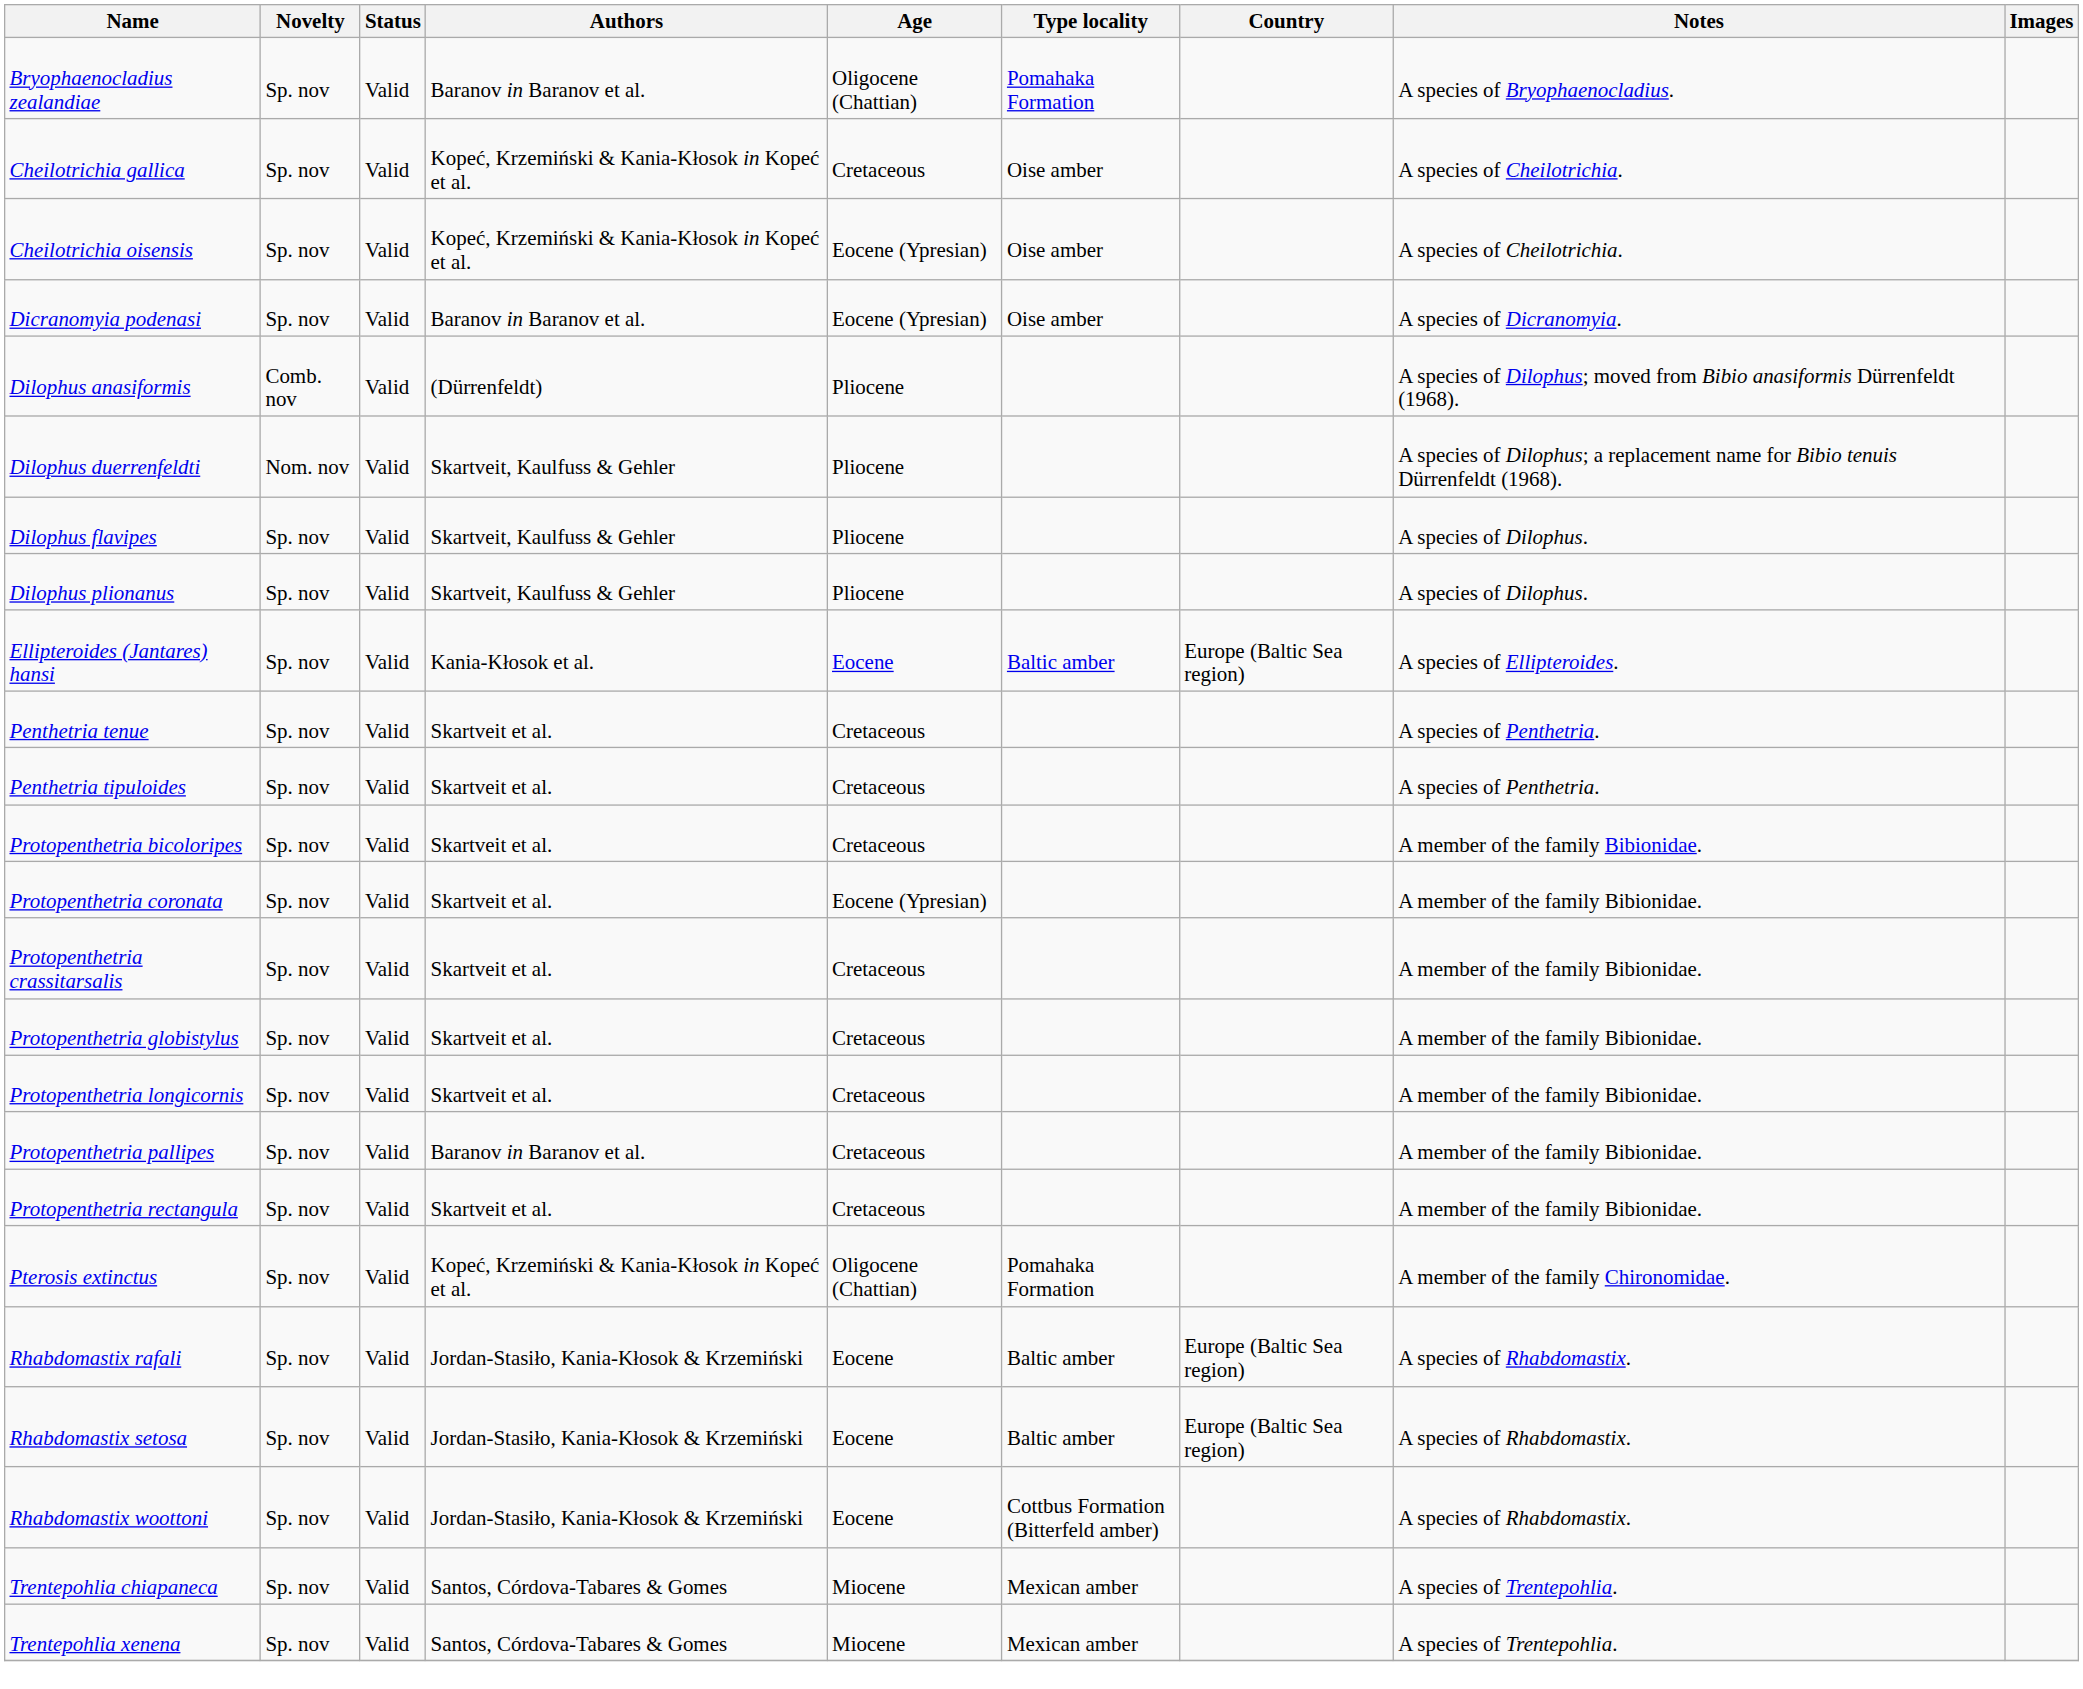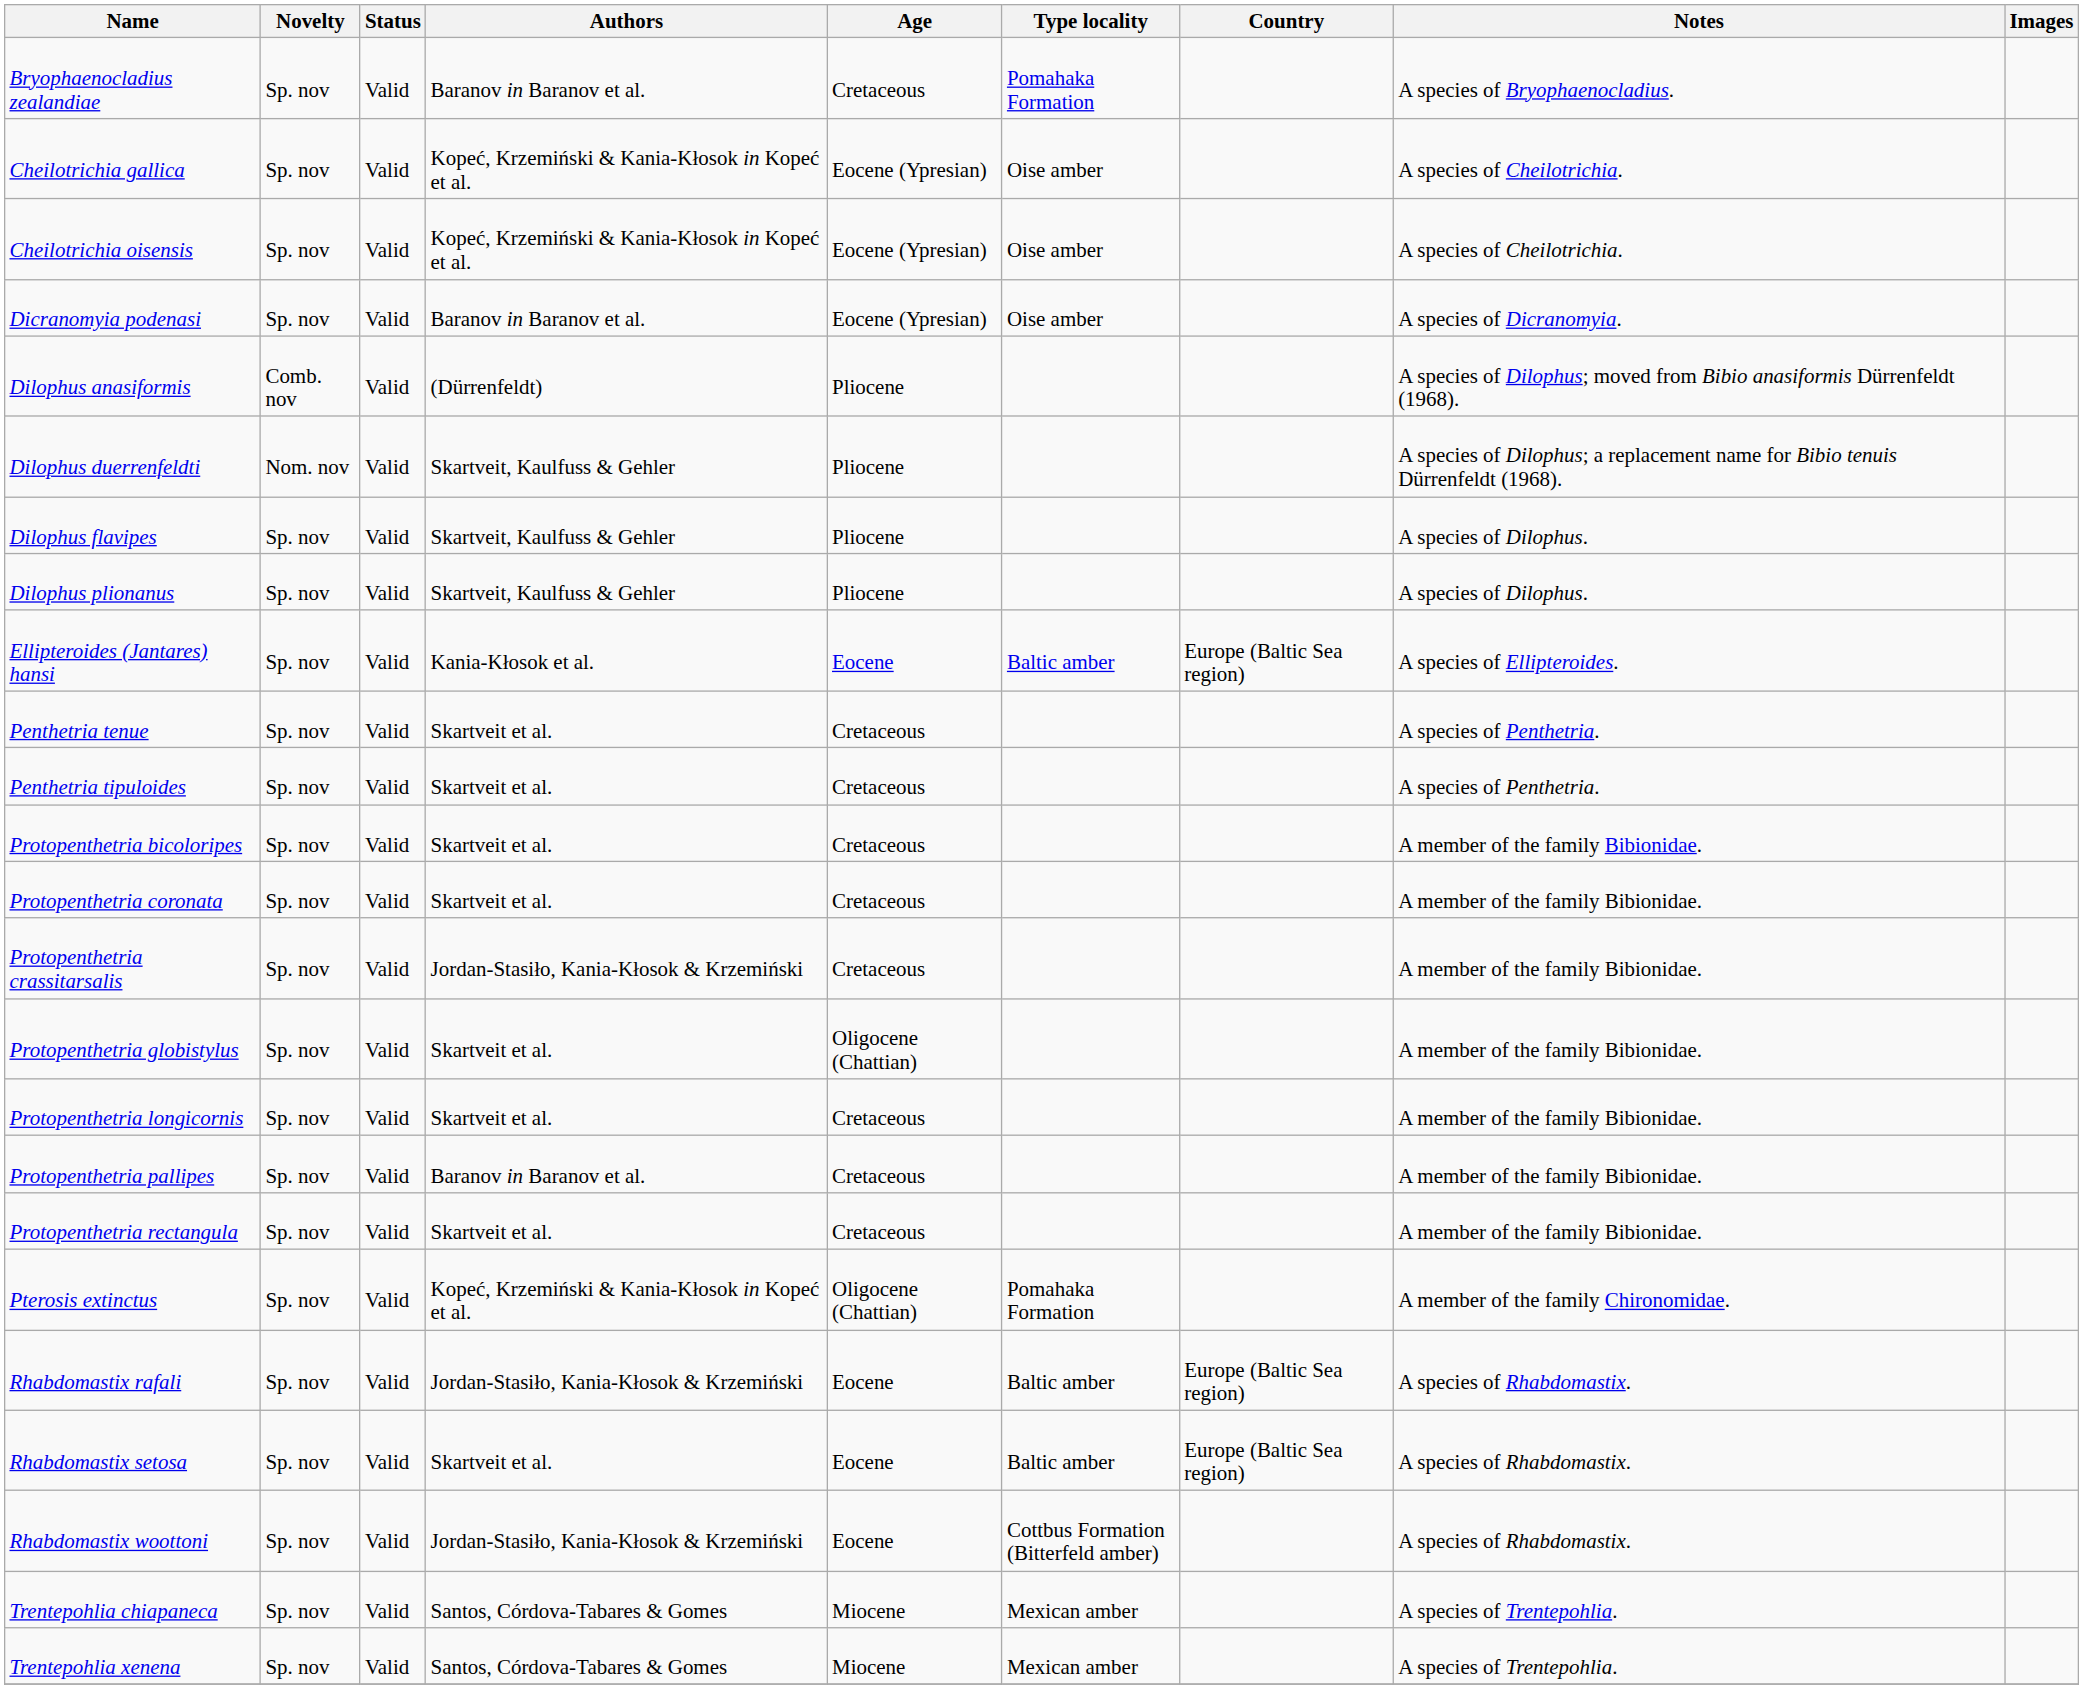(875, 89) Oligocene (Chattian) -> (879, 89) Cretaceous
(879, 170) Cretaceous -> (909, 170) Eocene (Ypresian)
(909, 901) Eocene (Ypresian) -> (879, 901) Cretaceous
(491, 969) Skartveit et al. -> (617, 969) Jordan-Stasiło, Kania-Kłosok & Krzemiński
(879, 1038) Cretaceous -> (875, 1050) Oligocene (Chattian)
(617, 1438) Jordan-Stasiło, Kania-Kłosok & Krzemiński -> (491, 1461) Skartveit et al.
